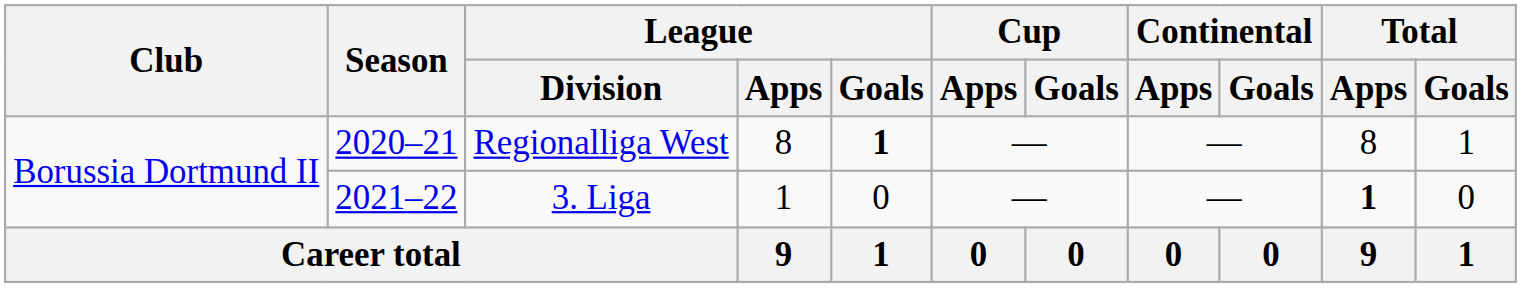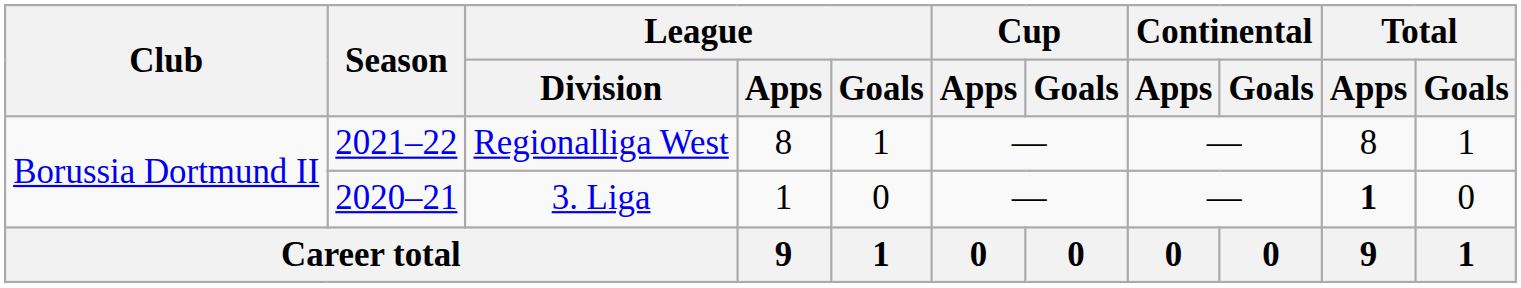(396, 142) 2020–21 -> (396, 142) 2021–22
(881, 142) bold -> (881, 142) normal
(396, 198) 2021–22 -> (396, 198) 2020–21
